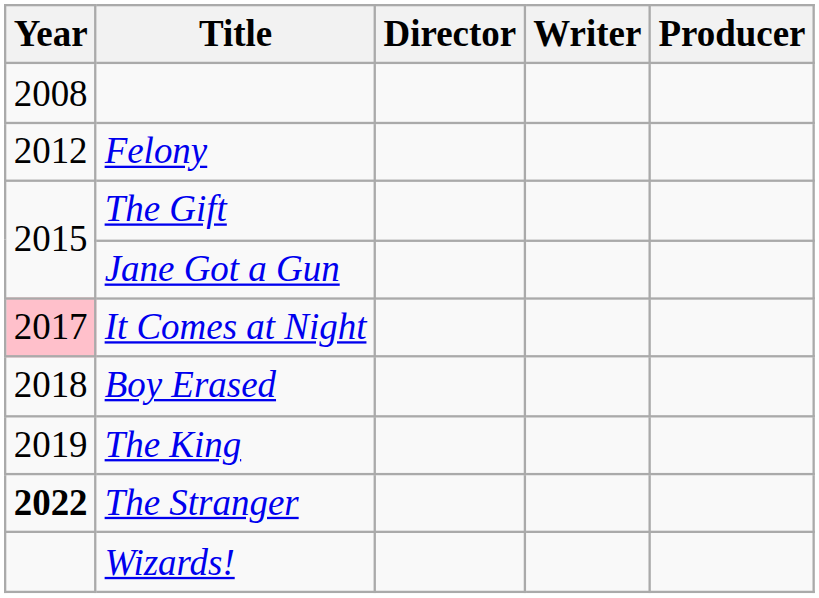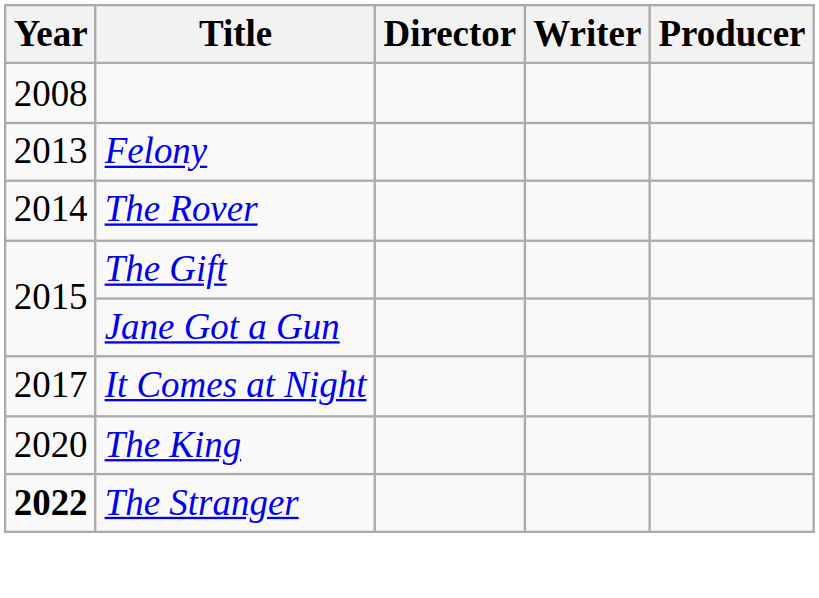(51, 151) 2012 -> (51, 151) 2013
+ row: (181, 209)
(51, 326) pink background -> (51, 385) no background
- row: (190, 385)
(51, 444) 2019 -> (51, 444) 2020
- row: (170, 561)
